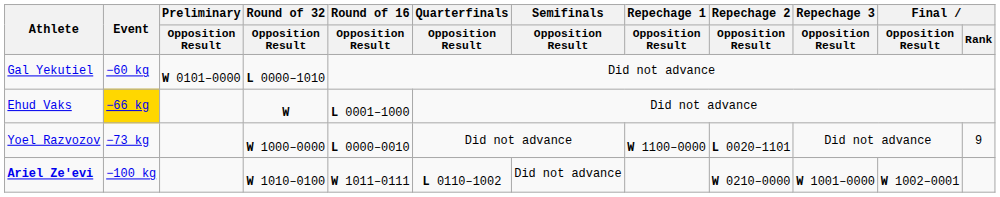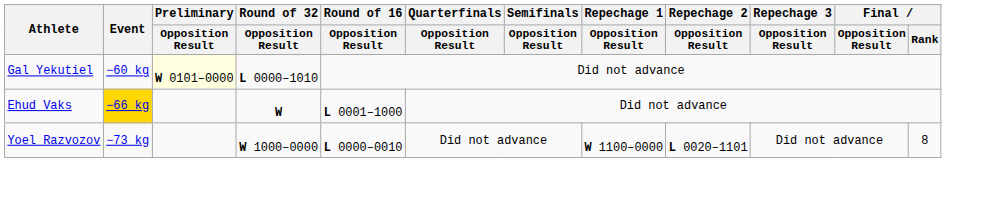(201, 79) no background -> (194, 79) lightyellow background
(979, 140) 9 -> (925, 140) 8
- row: (50, 174)
